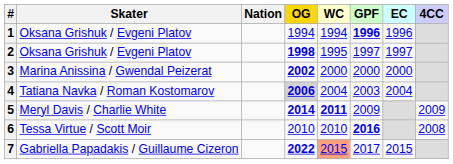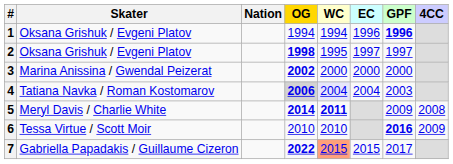columns swapped: (366, 14) <-> (399, 14)
(334, 91) no background -> (334, 91) lavender background
(432, 110) 2009 -> (432, 110) 2008
(432, 129) 2008 -> (432, 129) 2009
